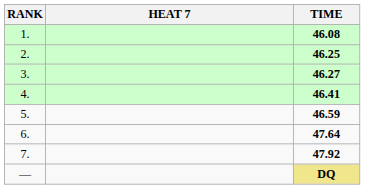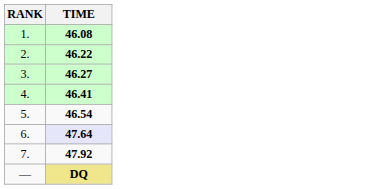- column: (169, 14)
(326, 54) 46.25 -> (79, 54) 46.22
(326, 114) 46.59 -> (79, 114) 46.54
(326, 134) no background -> (79, 134) lavender background
